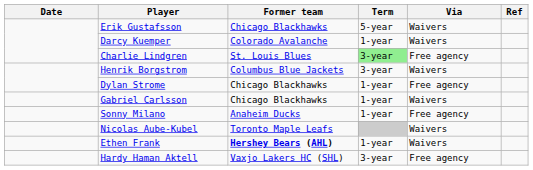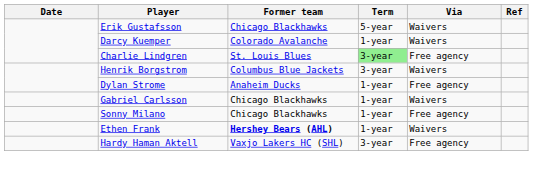(279, 85) Chicago Blackhawks -> (265, 85) Anaheim Ducks
(265, 114) Anaheim Ducks -> (279, 114) Chicago Blackhawks
- row: (149, 129)
